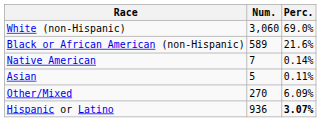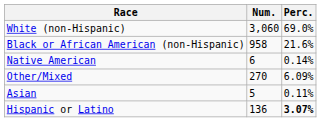(258, 45) 589 -> (258, 45) 958
(252, 61) 7 -> (252, 61) 6
rows swapped: (22, 77) <-> (39, 93)
(258, 109) 936 -> (258, 109) 136
